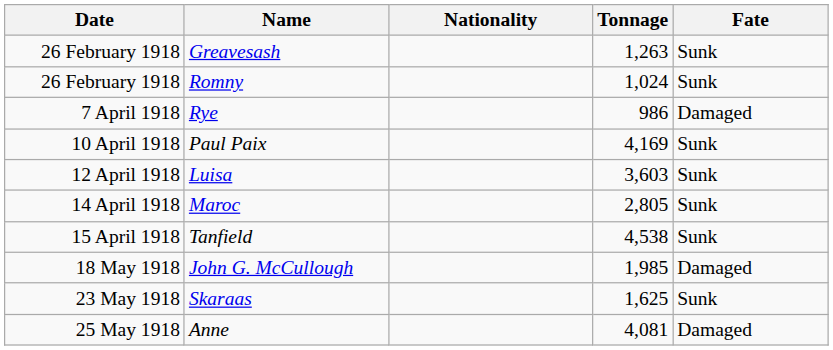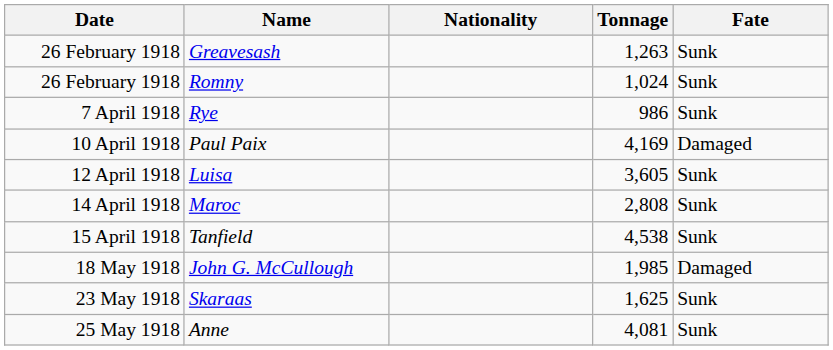(715, 112) Damaged -> (697, 112) Sunk
(697, 143) Sunk -> (715, 143) Damaged
(646, 174) 3,603 -> (646, 174) 3,605
(646, 205) 2,805 -> (646, 205) 2,808
(715, 329) Damaged -> (697, 329) Sunk
